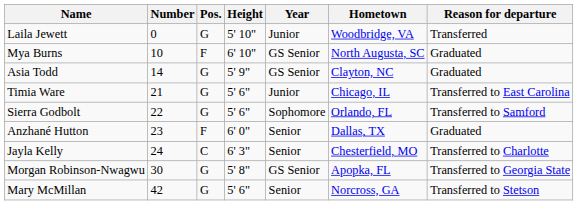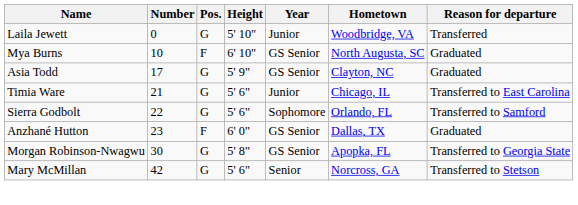(157, 72) 14 -> (157, 72) 17
(285, 131) Senior -> (294, 131) GS Senior
- row: (35, 151)
